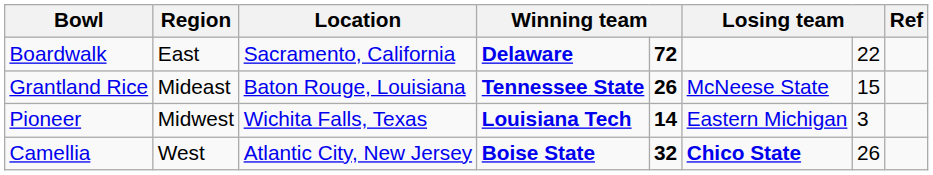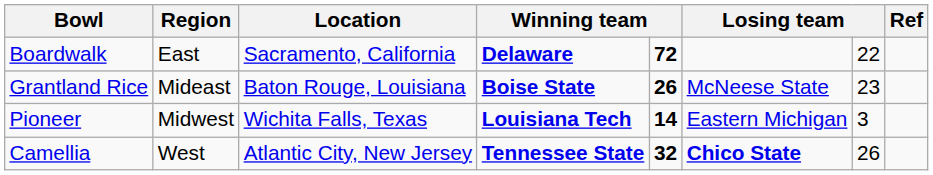(563, 86) Tennessee State -> (538, 86) Boise State
(869, 86) 15 -> (869, 86) 23
(538, 152) Boise State -> (563, 152) Tennessee State
